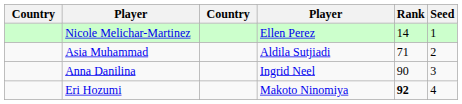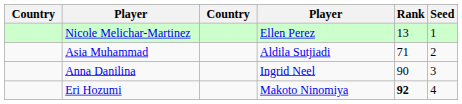(403, 33) 14 -> (403, 33) 13
